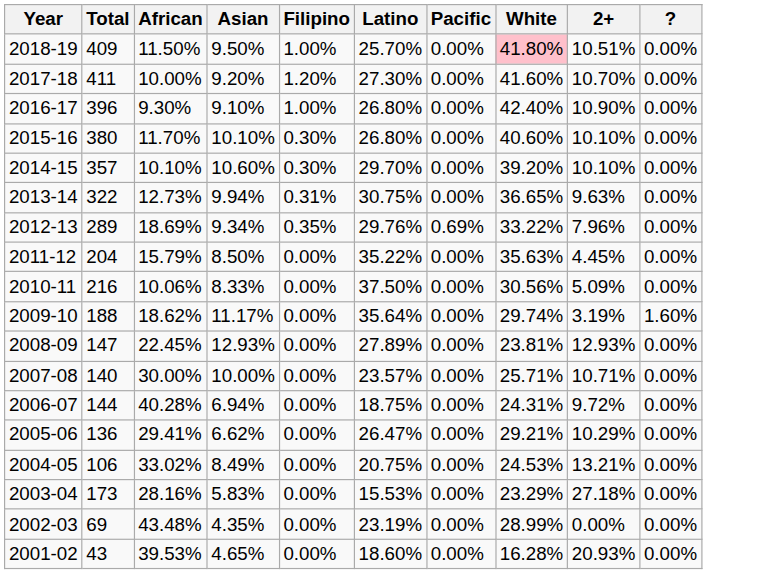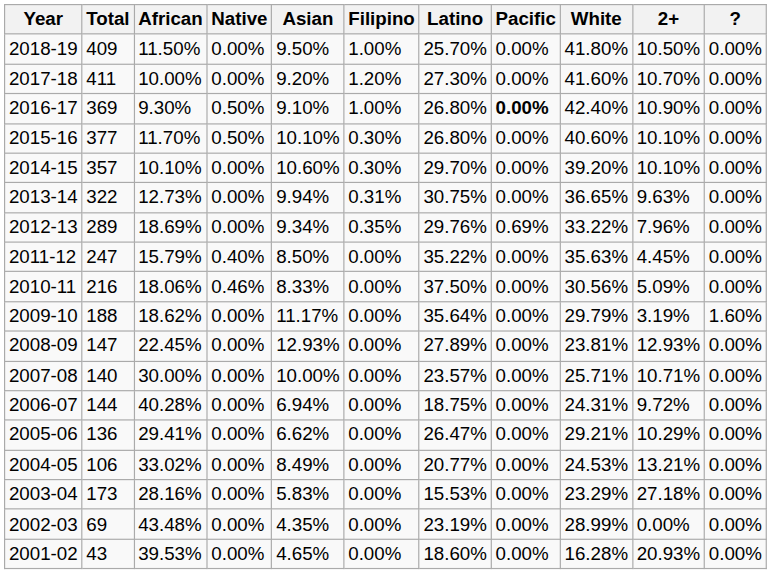+ column: (239, 19)
(531, 49) pink background -> (596, 49) no background
(604, 49) 10.51% -> (668, 49) 10.50%
(102, 108) 396 -> (102, 108) 369
(457, 108) normal -> (522, 108) bold
(102, 138) 380 -> (102, 138) 377
(102, 256) 204 -> (102, 256) 247
(170, 286) 10.06% -> (170, 286) 18.06%
(531, 316) 29.74% -> (596, 316) 29.79%
(390, 464) 20.75% -> (455, 464) 20.77%
